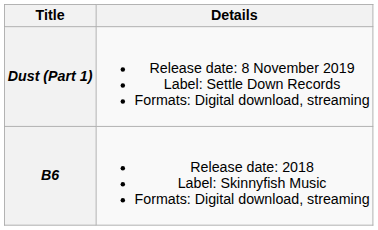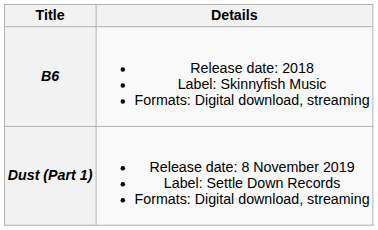rows swapped: (50, 175) <-> (50, 76)
